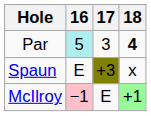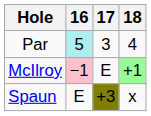(132, 44) bold -> (132, 44) normal
rows swapped: (35, 96) <-> (32, 70)
